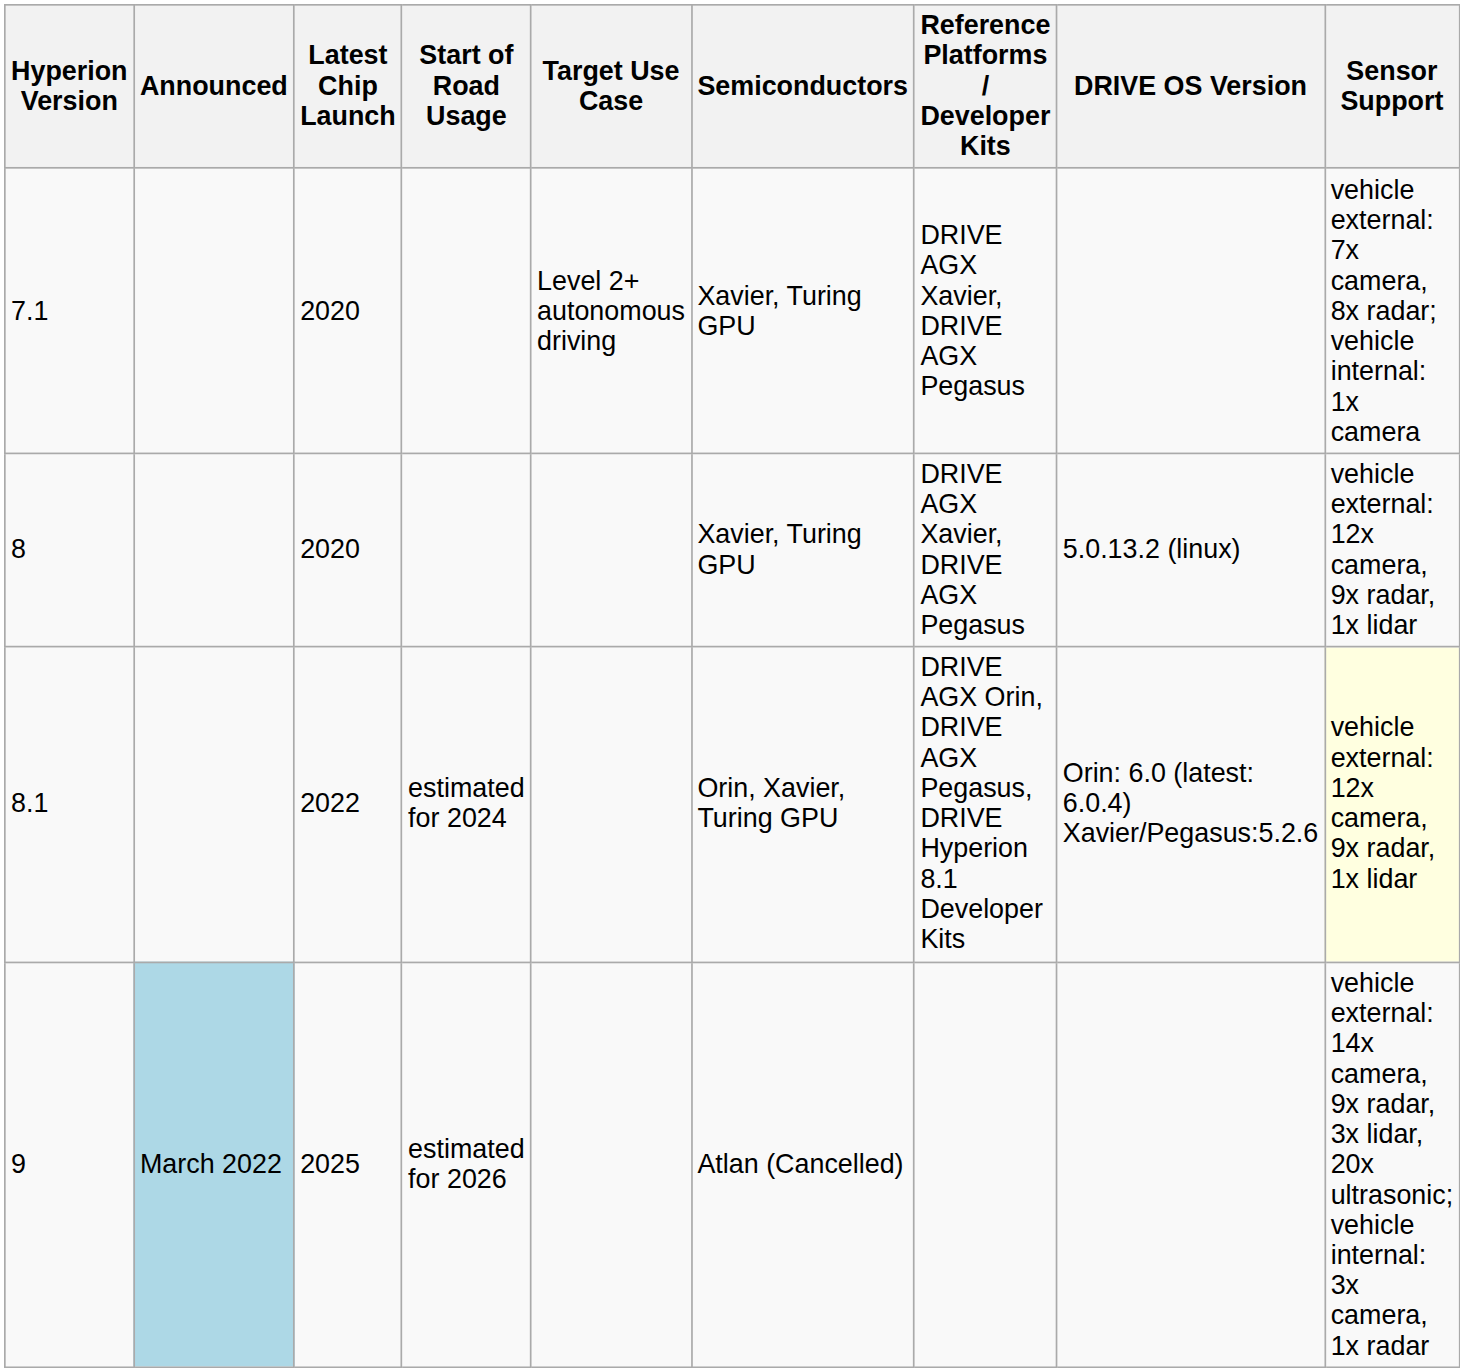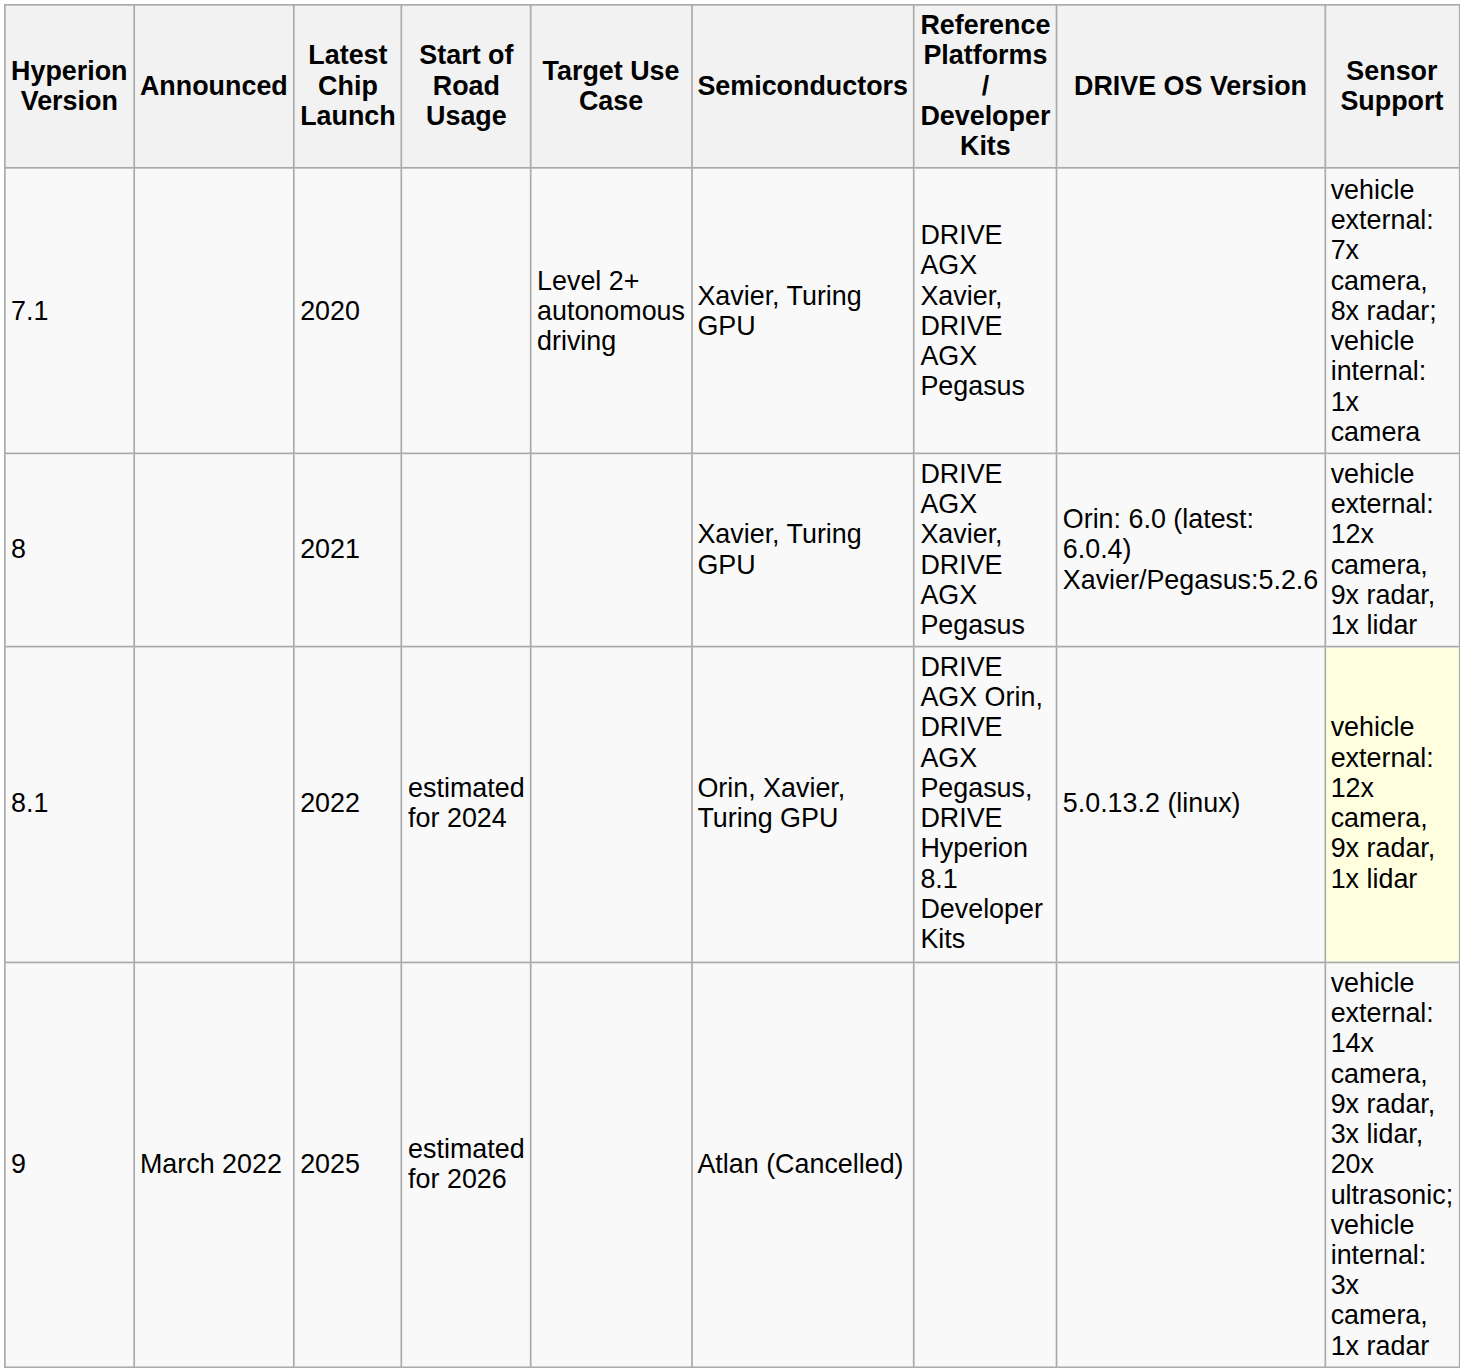(330, 549) 2020 -> (330, 549) 2021
(1152, 549) 5.0.13.2 (linux) -> (1191, 549) Orin: 6.0 (latest: 6.0.4) Xavier/Pegasus:5.2.6
(1191, 803) Orin: 6.0 (latest: 6.0.4) Xavier/Pegasus:5.2.6 -> (1152, 803) 5.0.13.2 (linux)
(211, 1164) lightblue background -> (211, 1164) no background
